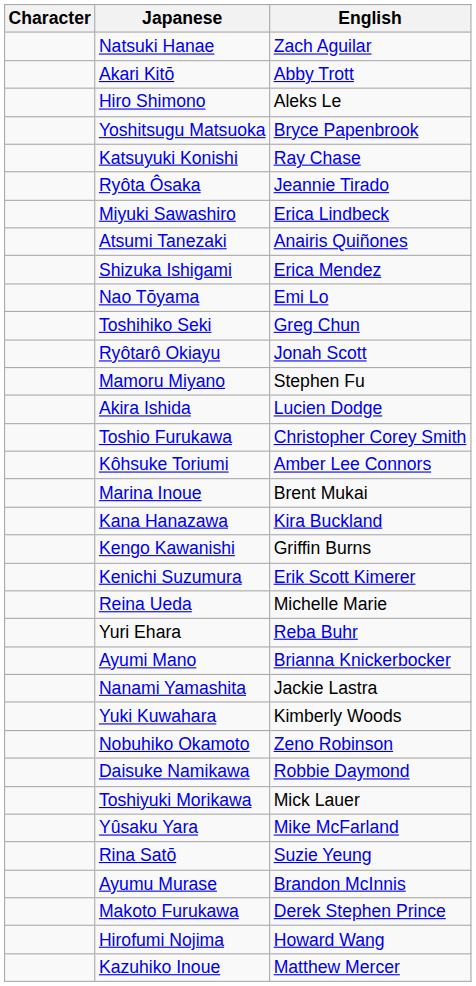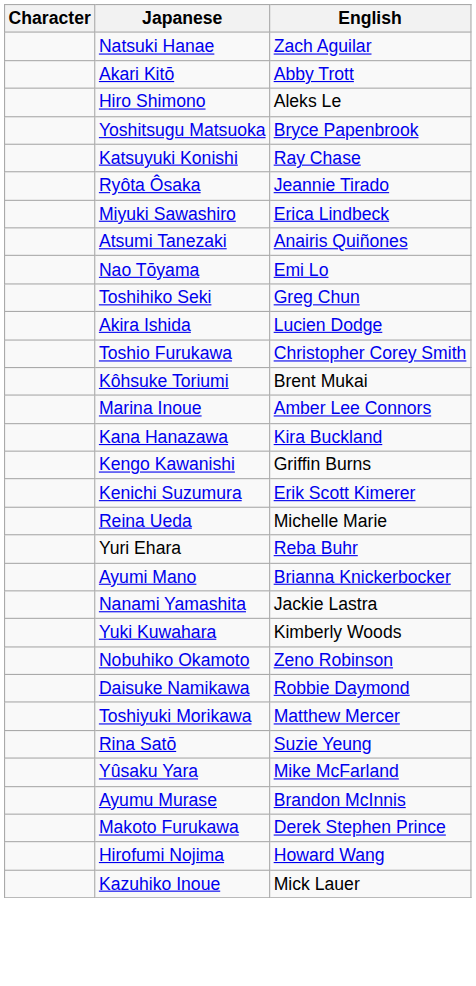- row: (165, 269)
- row: (160, 353)
- row: (162, 381)
(352, 465) Amber Lee Connors -> (321, 381) Brent Mukai
(321, 492) Brent Mukai -> (352, 409) Amber Lee Connors
(317, 800) Mick Lauer -> (337, 716) Matthew Mercer
rows swapped: (138, 855) <-> (148, 827)
(337, 967) Matthew Mercer -> (317, 883) Mick Lauer
